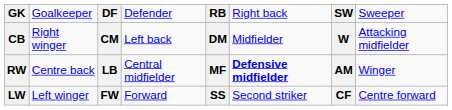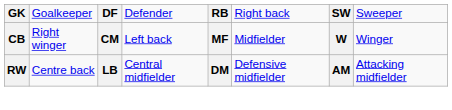(218, 38) DM -> (220, 38) MF
(384, 38) Attacking midfielder -> (374, 38) Winger
(218, 70) MF -> (220, 70) DM
(260, 70) bold -> (260, 70) normal
(377, 70) Winger -> (381, 70) Attacking midfielder
- row: (17, 95)
